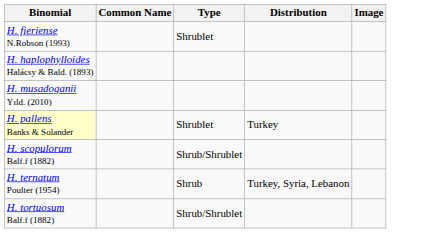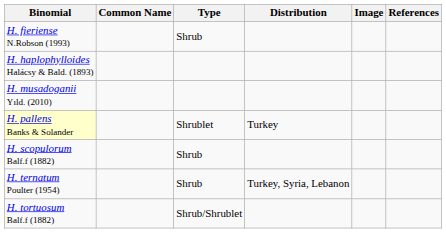+ column: (414, 13)
(195, 36) Shrublet -> (189, 36) Shrub
(209, 154) Shrub/Shrublet -> (189, 154) Shrub
